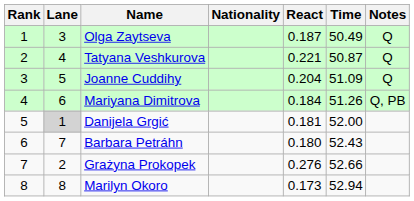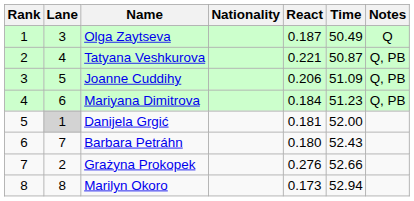(388, 57) Q -> (388, 57) Q, PB
(305, 79) 0.204 -> (305, 79) 0.206
(388, 79) Q -> (388, 79) Q, PB
(346, 100) 51.26 -> (346, 100) 51.23
